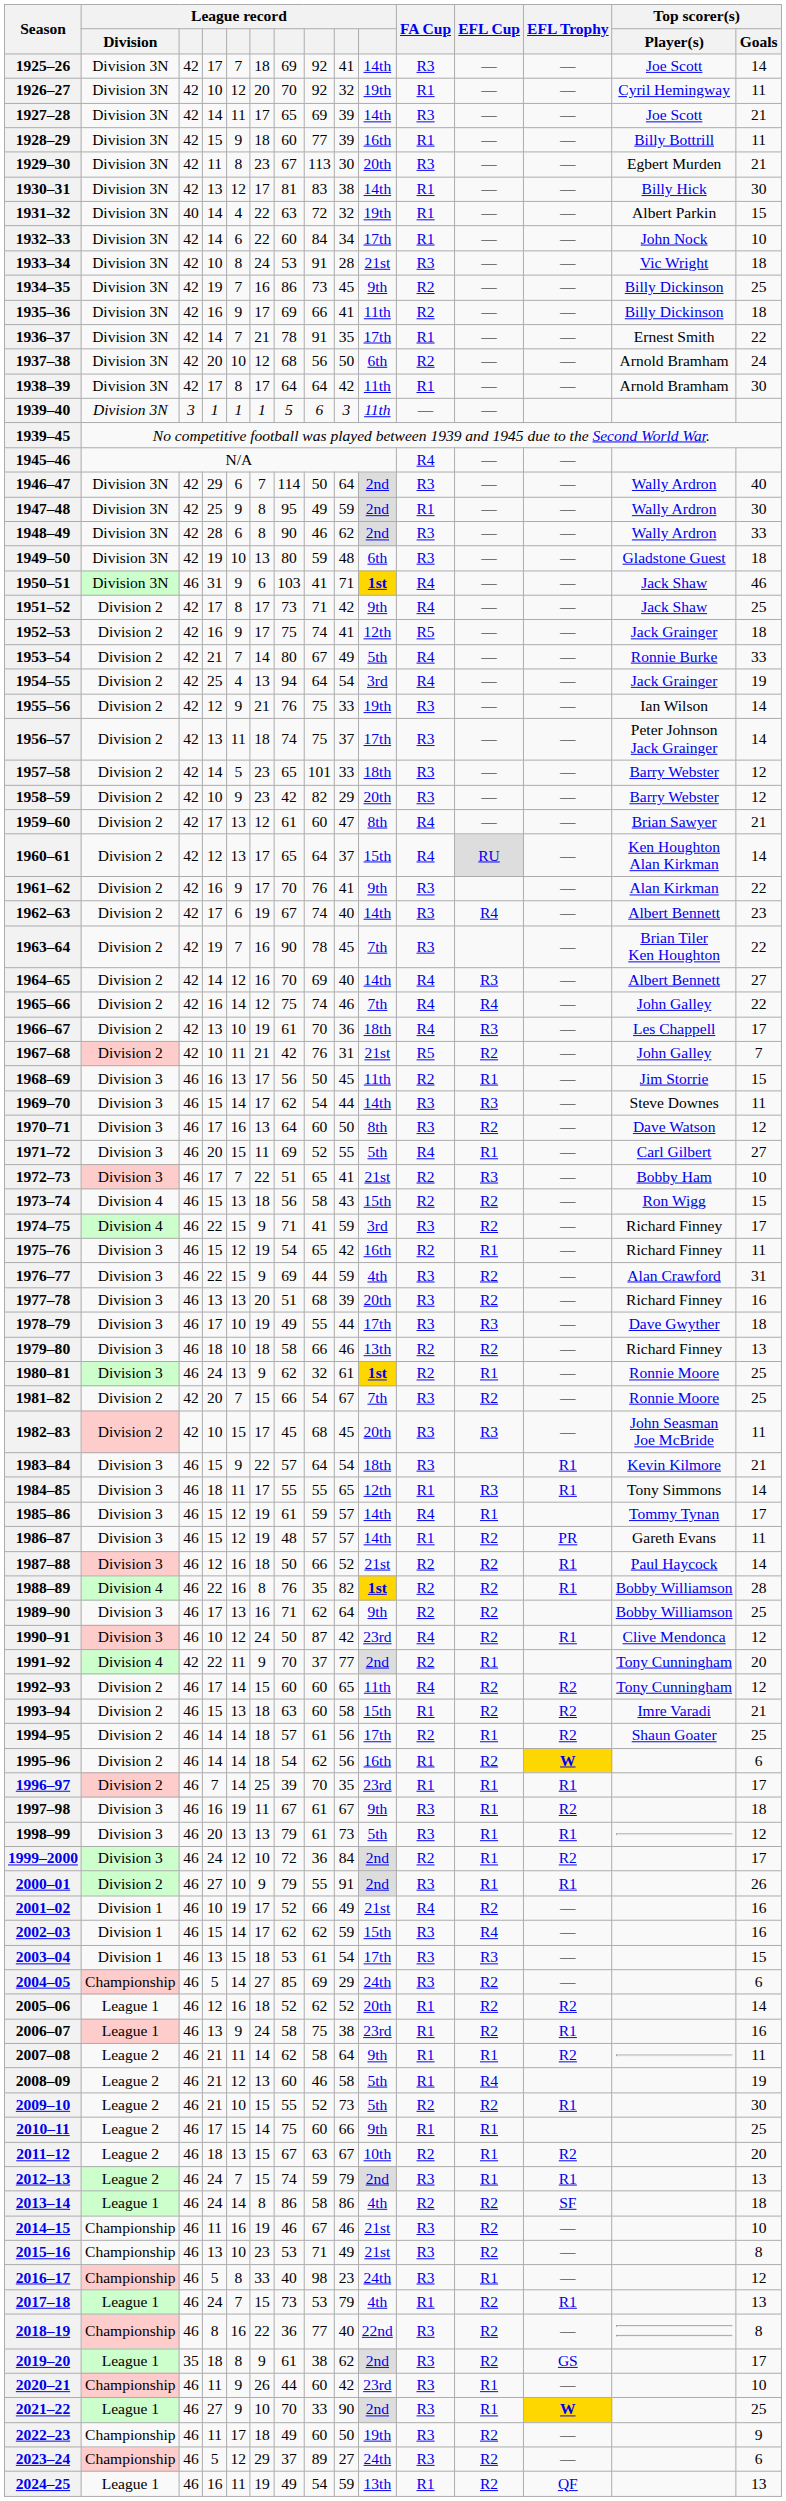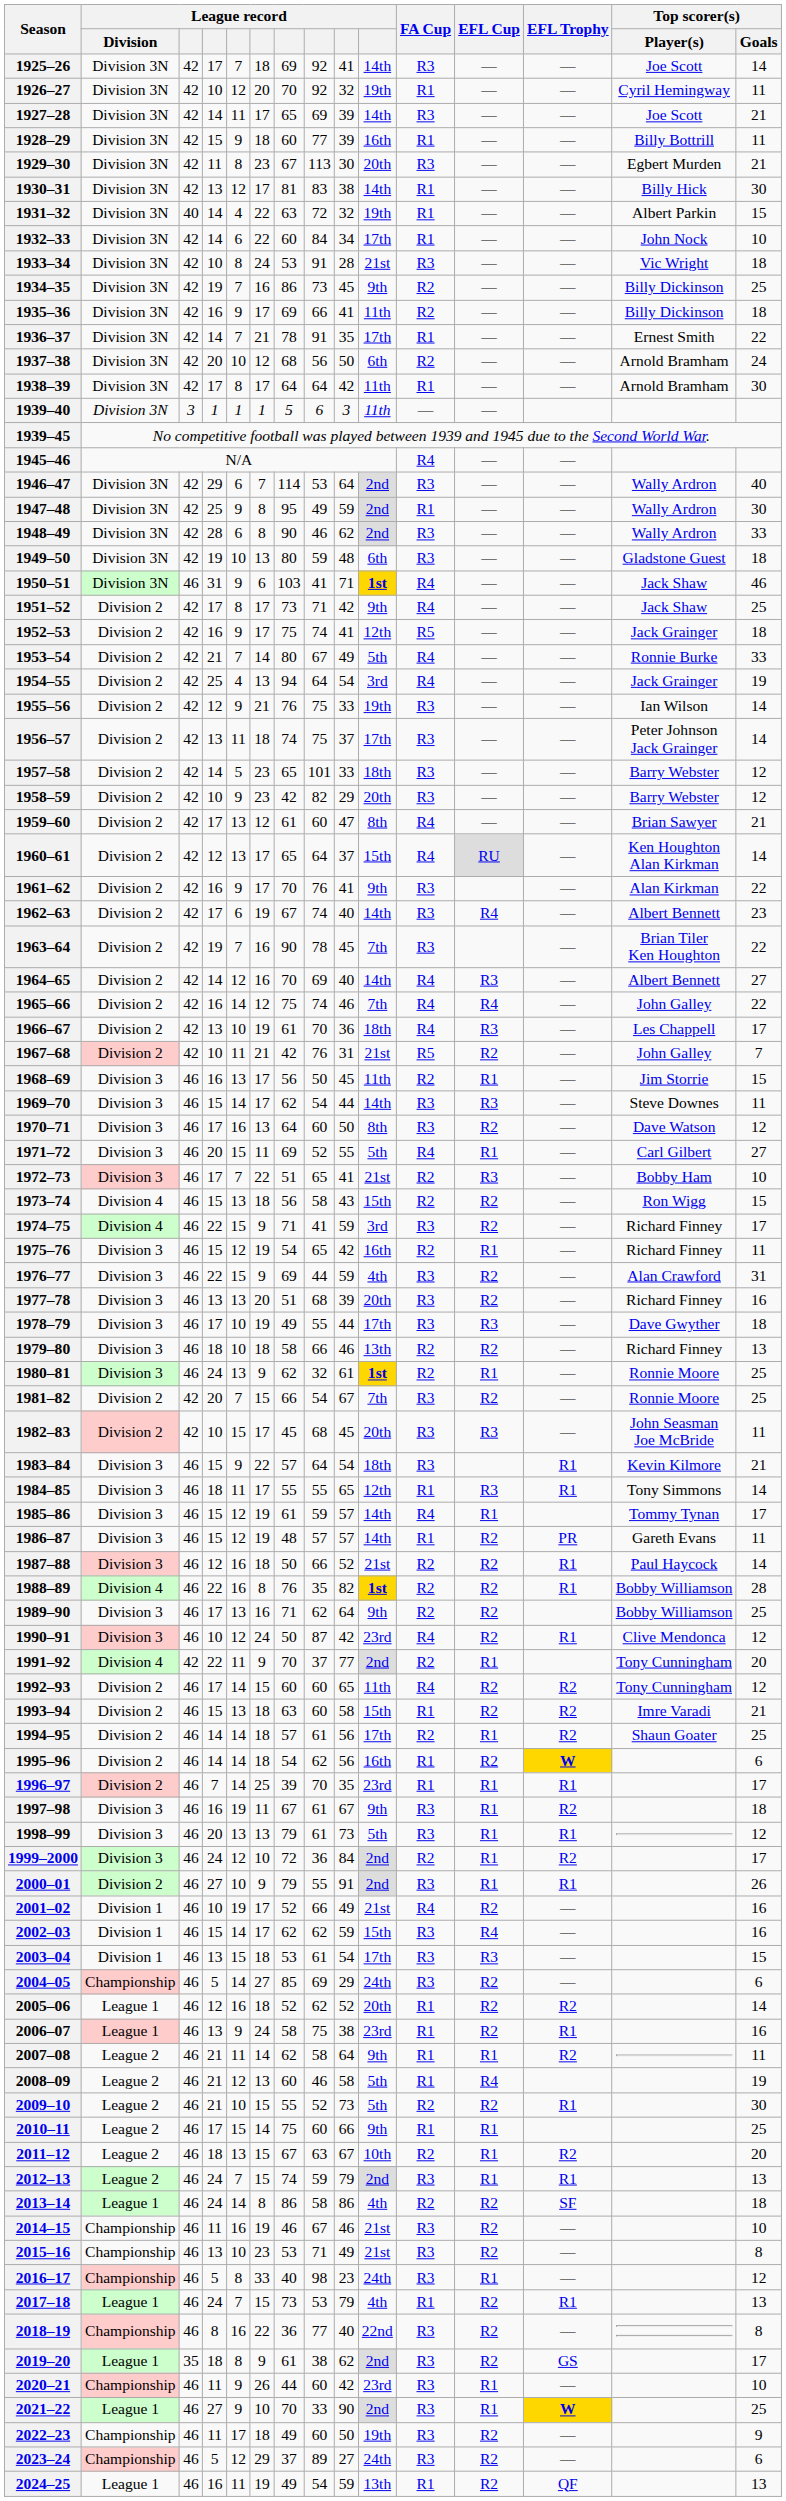(319, 484) 50 -> (319, 484) 53
